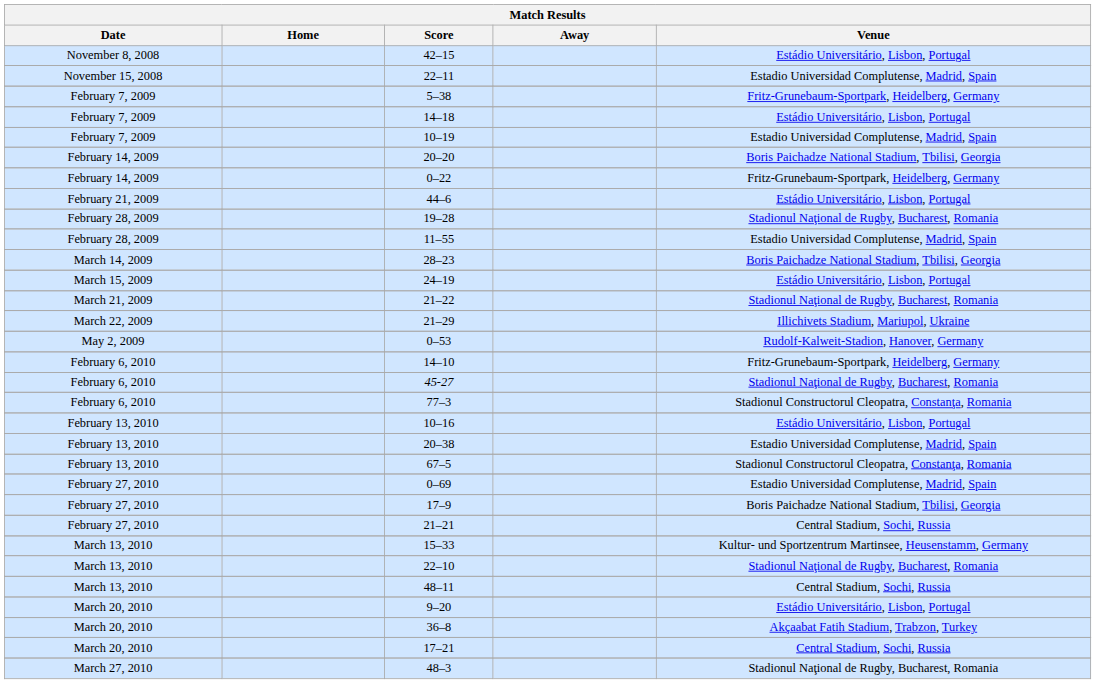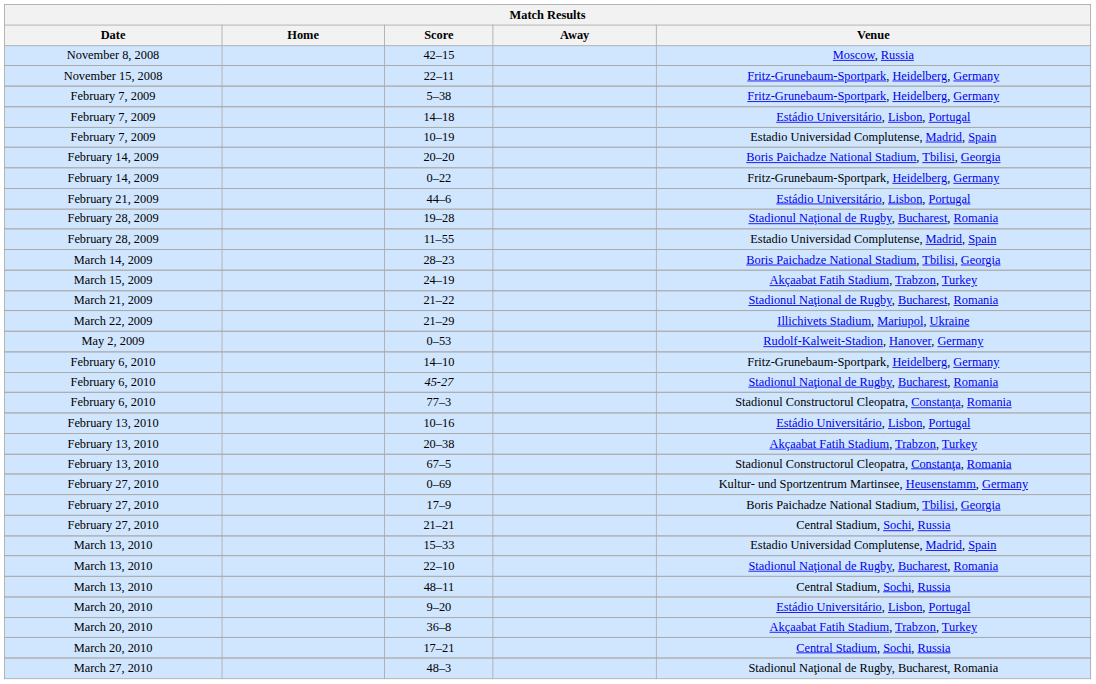(873, 55) Estádio Universitário, Lisbon, Portugal -> (873, 55) Moscow, Russia
(873, 76) Estadio Universidad Complutense, Madrid, Spain -> (873, 76) Fritz-Grunebaum-Sportpark, Heidelberg, Germany
(873, 280) Estádio Universitário, Lisbon, Portugal -> (873, 280) Akçaabat Fatih Stadium, Trabzon, Turkey
(873, 444) Estadio Universidad Complutense, Madrid, Spain -> (873, 444) Akçaabat Fatih Stadium, Trabzon, Turkey
(873, 484) Estadio Universidad Complutense, Madrid, Spain -> (873, 484) Kultur- und Sportzentrum Martinsee, Heusenstamm, Germany
(873, 546) Kultur- und Sportzentrum Martinsee, Heusenstamm, Germany -> (873, 546) Estadio Universidad Complutense, Madrid, Spain
